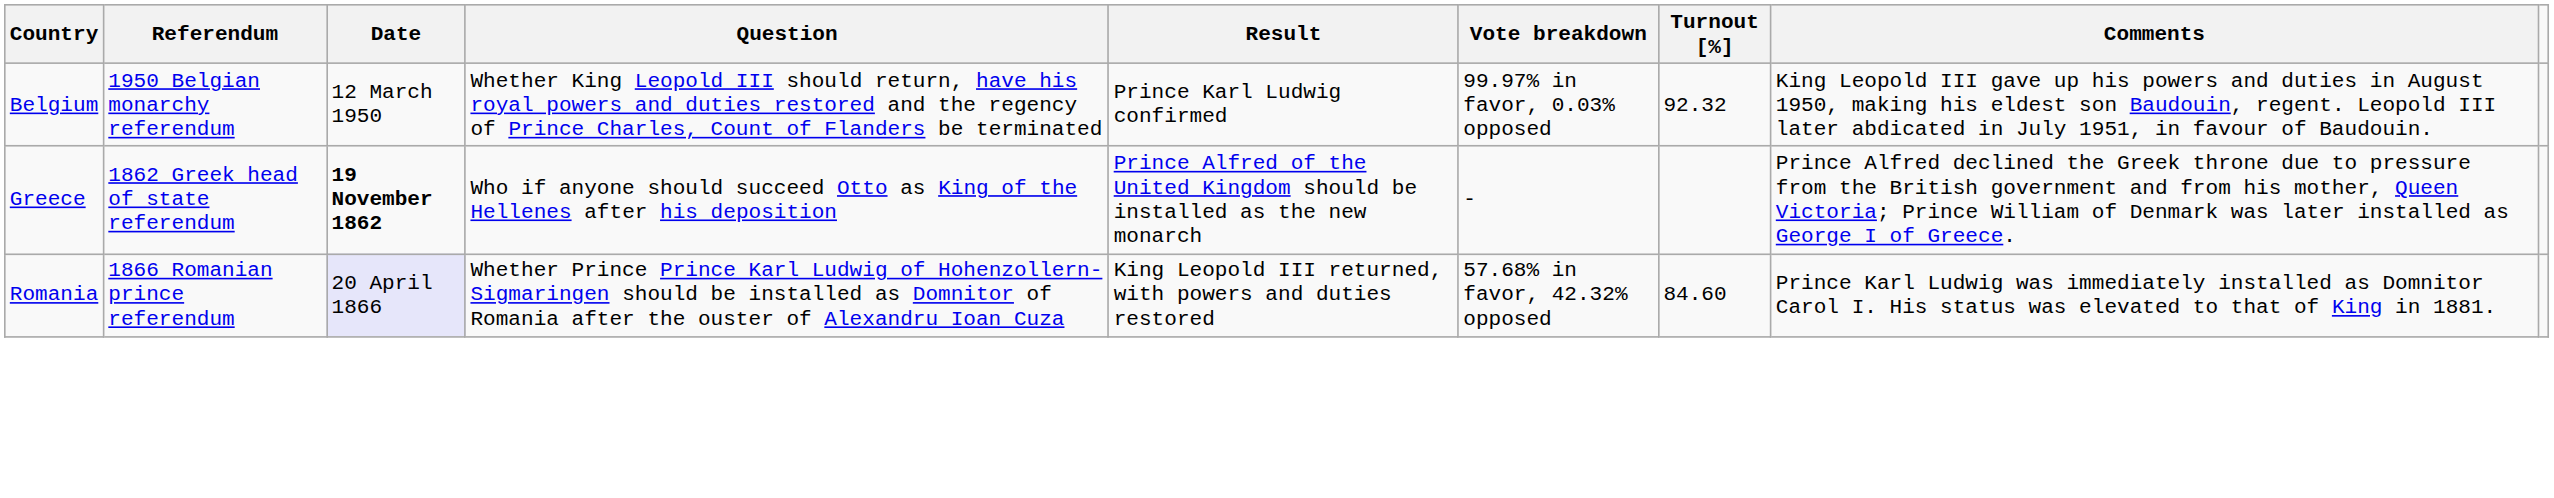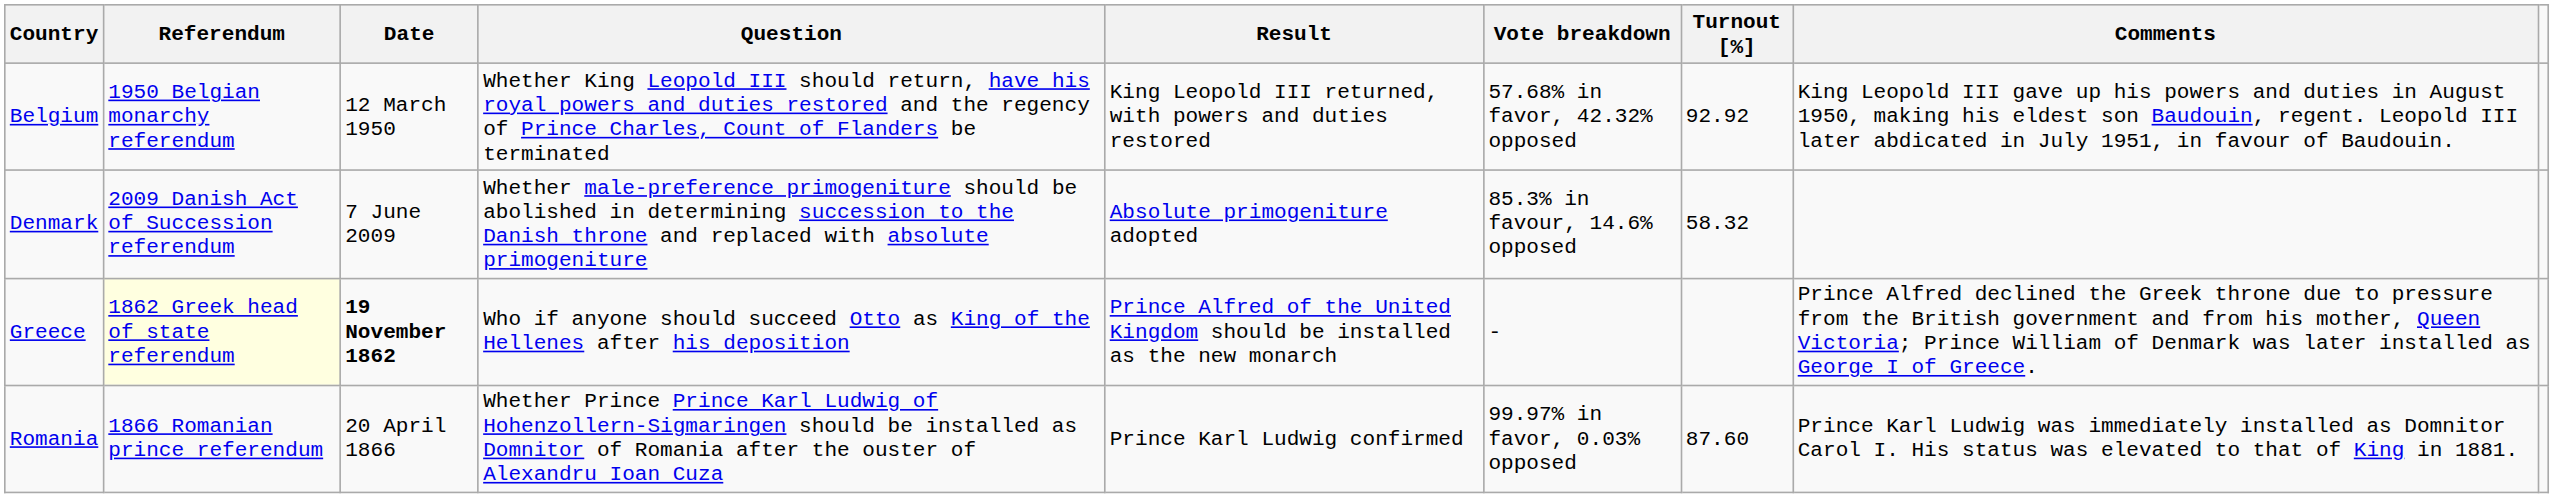(1227, 105) Prince Karl Ludwig confirmed -> (1274, 117) King Leopold III returned, with powers and duties restored
(1539, 105) 99.97% in favor, 0.03% opposed -> (1571, 117) 57.68% in favor, 42.32% opposed
(1695, 105) 92.32 -> (1717, 117) 92.92
+ row: (54, 224)
(203, 200) no background -> (203, 331) lightyellow background
(382, 295) lavender background -> (396, 439) no background
(1278, 295) King Leopold III returned, with powers and duties restored -> (1287, 439) Prince Karl Ludwig confirmed
(1545, 295) 57.68% in favor, 42.32% opposed -> (1564, 439) 99.97% in favor, 0.03% opposed
(1695, 295) 84.60 -> (1717, 439) 87.60
